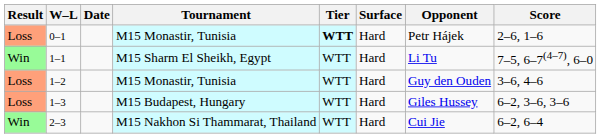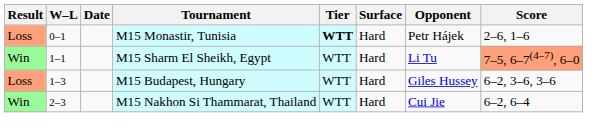(545, 58) no background -> (532, 58) lightsalmon background
- row: (57, 81)
